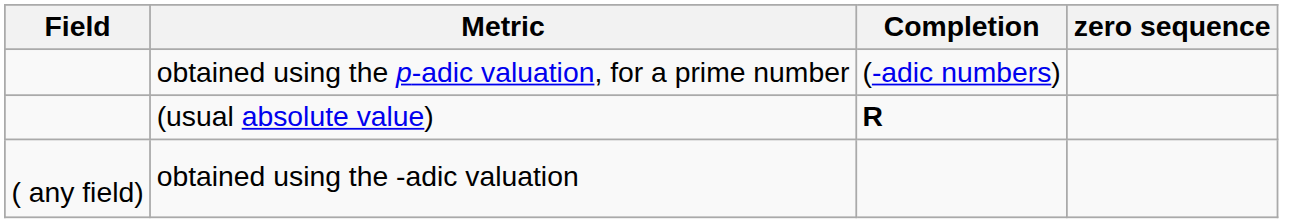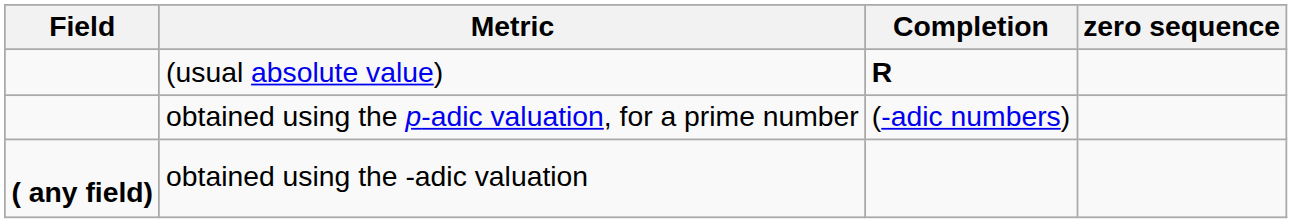rows swapped: (295, 116) <-> (503, 71)
(78, 193) normal -> (82, 193) bold
